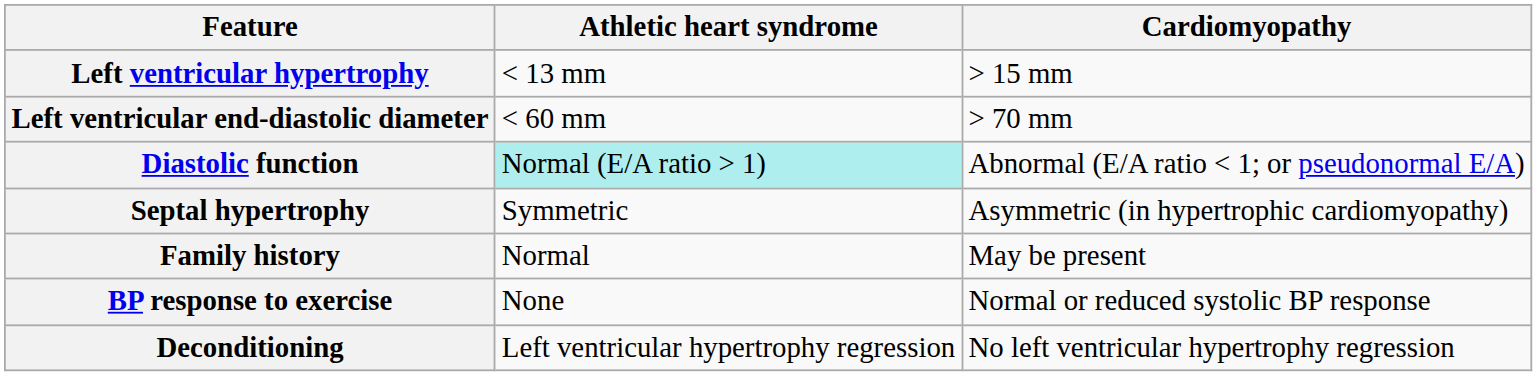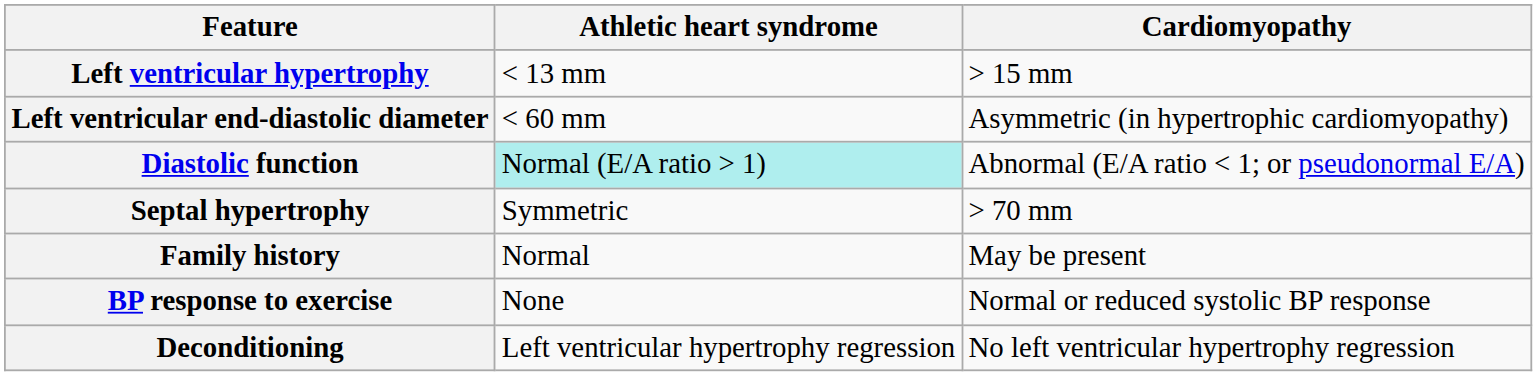(1021, 118) > 70 mm -> (1238, 118) Asymmetric (in hypertrophic cardiomyopathy)
(1238, 210) Asymmetric (in hypertrophic cardiomyopathy) -> (1021, 210) > 70 mm
